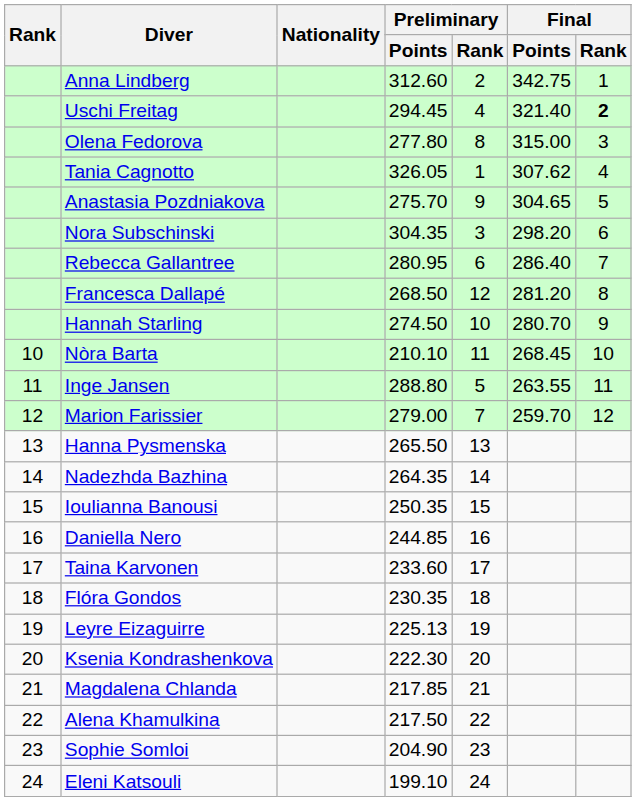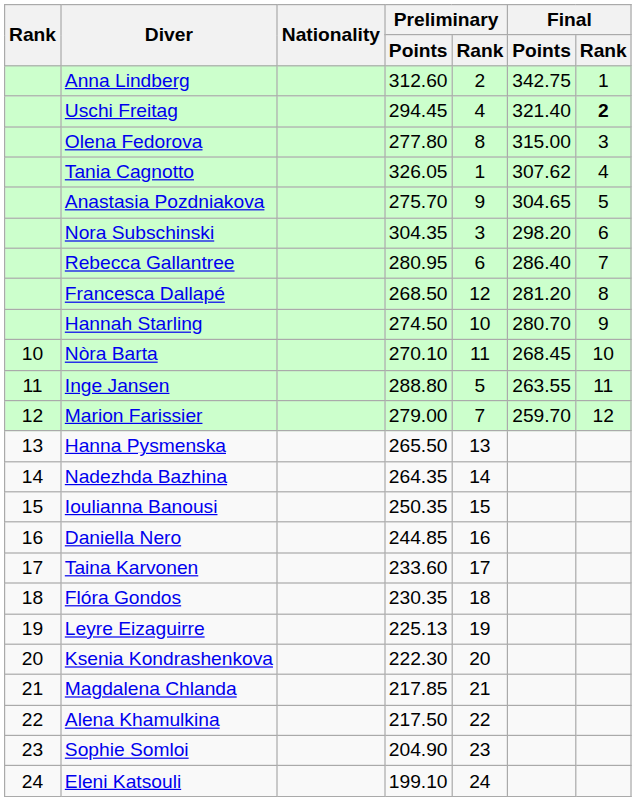(418, 354) 210.10 -> (418, 354) 270.10
